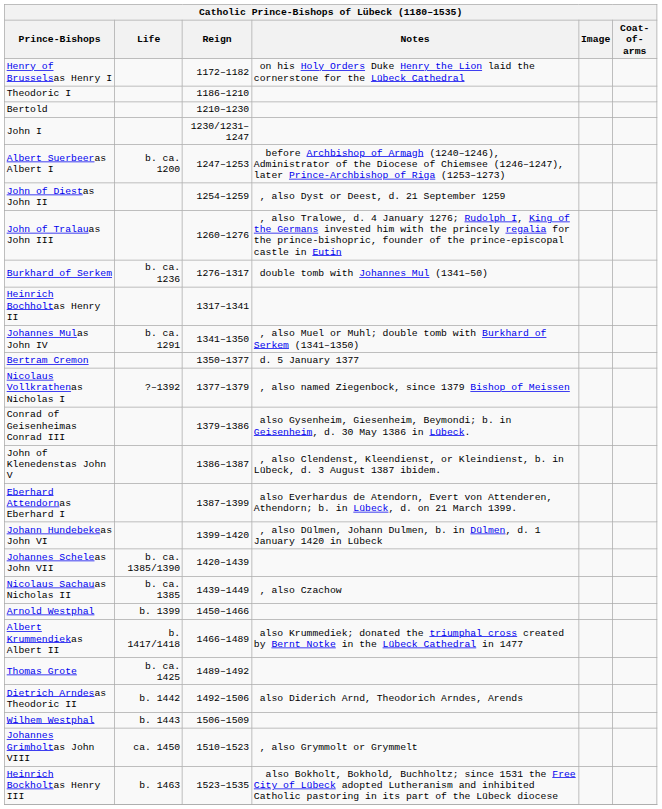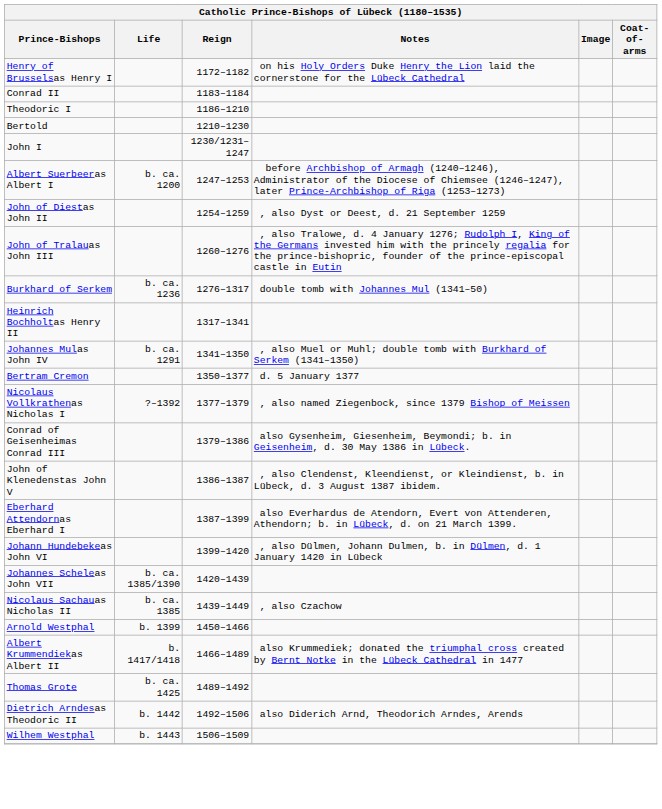+ row: (33, 94)
- row: (51, 747)
- row: (54, 785)
